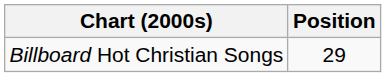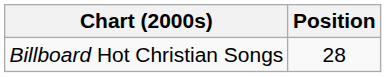(334, 54) 29 -> (334, 54) 28
